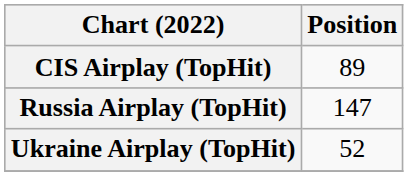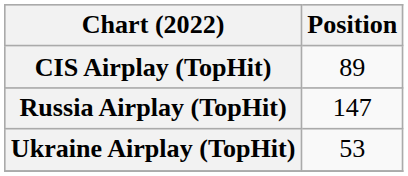(352, 149) 52 -> (352, 149) 53
